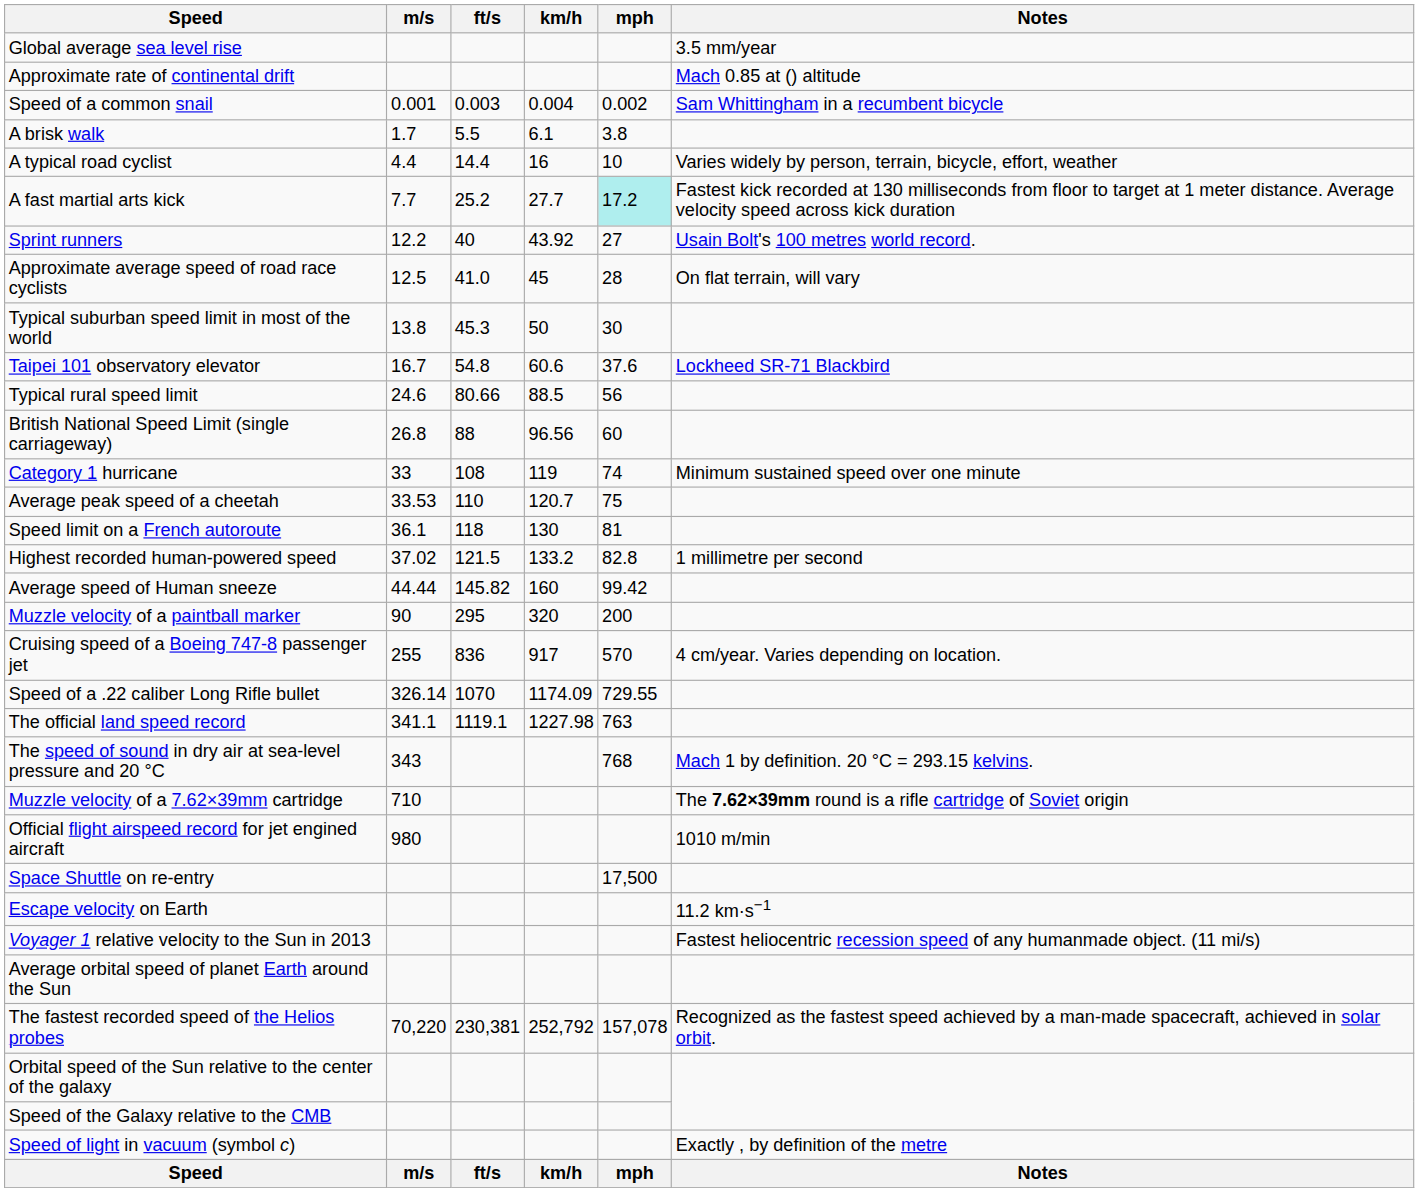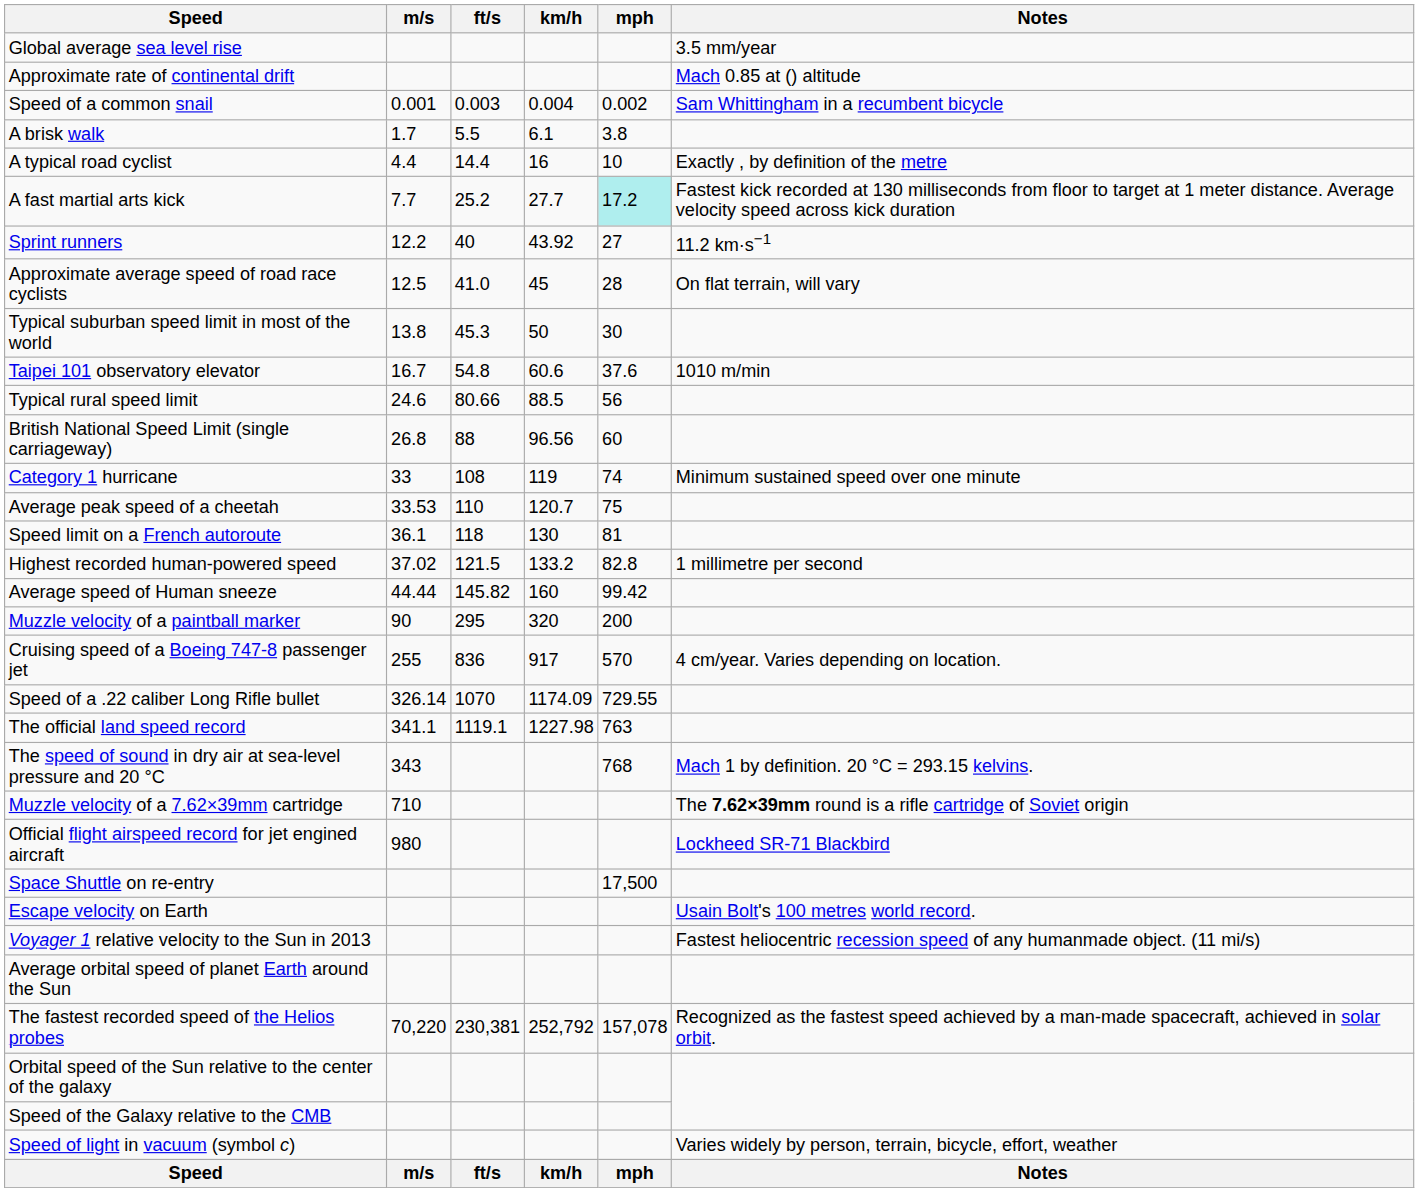(897, 162) Varies widely by person, terrain, bicycle, effort, weather -> (811, 162) Exactly , by definition of the metre
(826, 239) Usain Bolt's 100 metres world record. -> (723, 242) 11.2 km·s−1
(783, 366) Lockheed SR-71 Blackbird -> (723, 371) 1010 m/min
(723, 839) 1010 m/min -> (783, 844) Lockheed SR-71 Blackbird
(723, 909) 11.2 km·s−1 -> (826, 911) Usain Bolt's 100 metres world record.
(811, 1144) Exactly , by definition of the metre -> (897, 1144) Varies widely by person, terrain, bicycle, effort, weather
